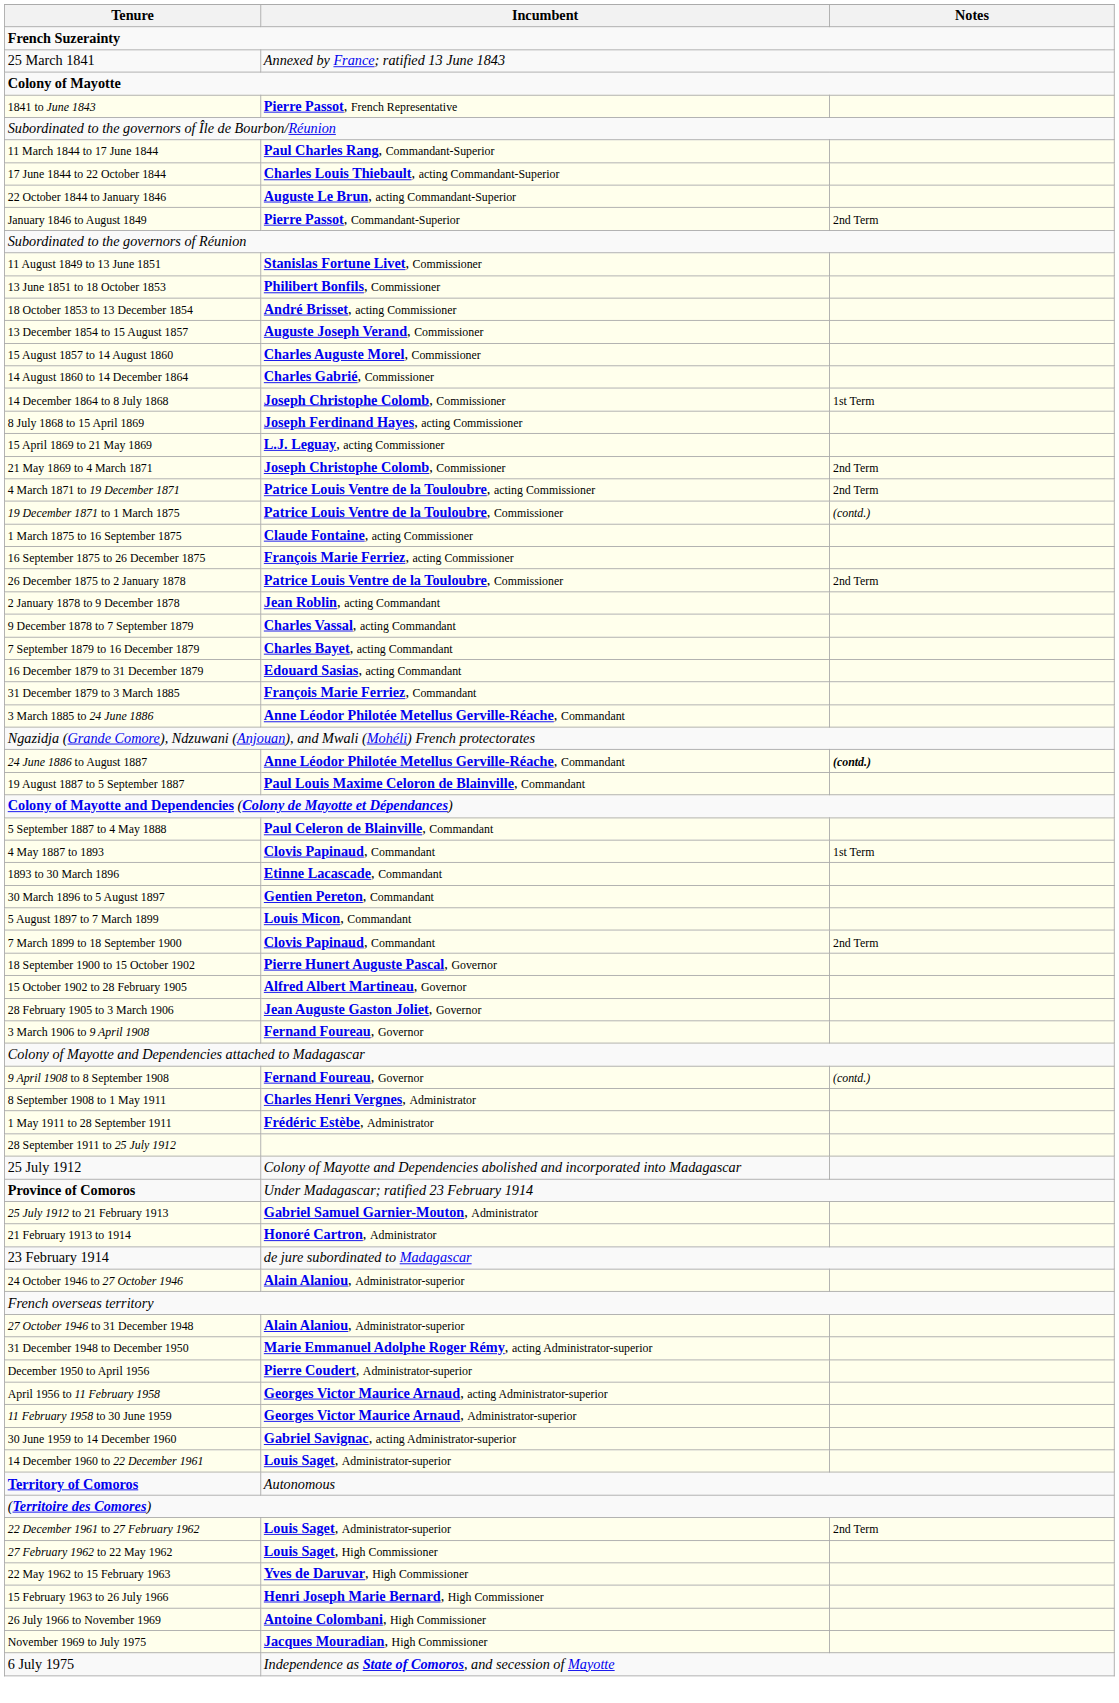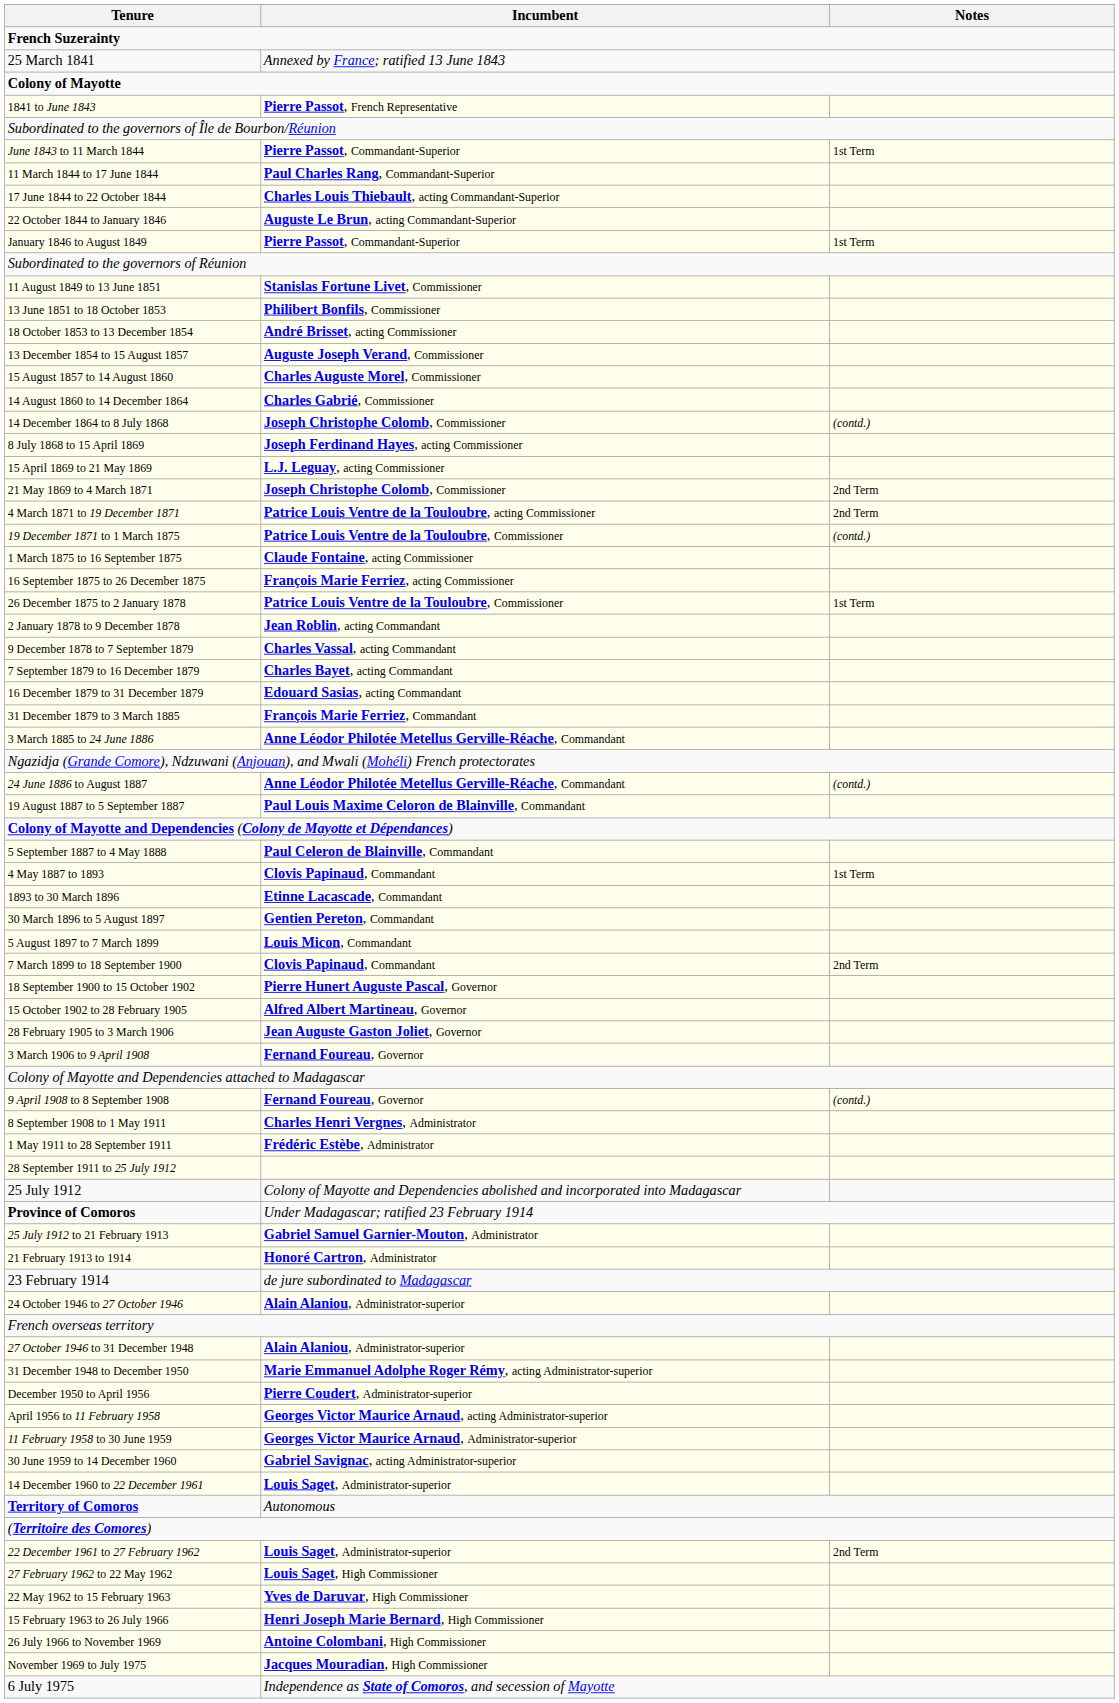+ row: (76, 152)
(856, 219) 2nd Term -> (854, 242) 1st Term
(854, 400) 1st Term -> (852, 423) (contd.)
(856, 581) 2nd Term -> (854, 603) 1st Term
(852, 761) bold -> (852, 784) normal
